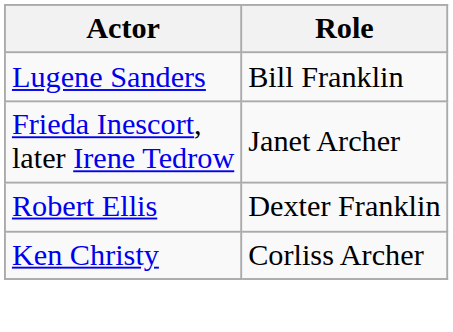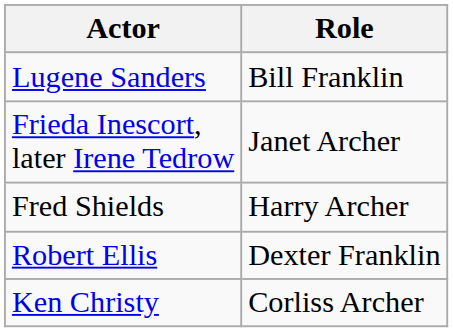+ row: (88, 206)
